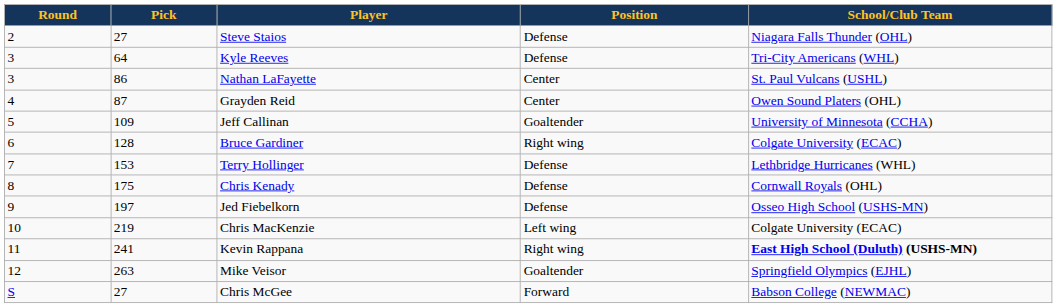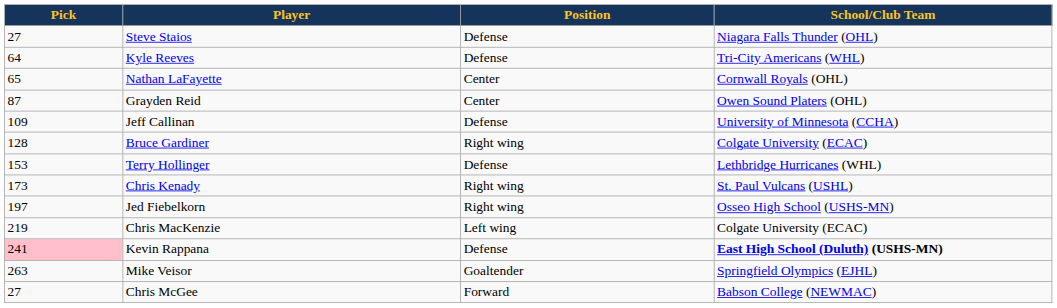- column: (58, 15)
(120, 79) 86 -> (14, 79) 65
(819, 79) St. Paul Vulcans (USHL) -> (782, 79) Cornwall Royals (OHL)
(553, 121) Goaltender -> (486, 121) Defense
(124, 185) 175 -> (18, 185) 173
(546, 185) Defense -> (494, 185) Right wing
(817, 185) Cornwall Royals (OHL) -> (785, 185) St. Paul Vulcans (USHL)
(546, 206) Defense -> (494, 206) Right wing
(124, 249) no background -> (18, 249) pink background
(554, 249) Right wing -> (486, 249) Defense
